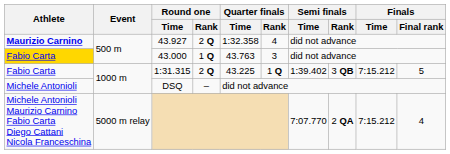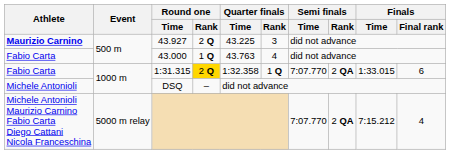(240, 42) 1:32.358 -> (240, 42) 43.225
(274, 42) 4 -> (274, 42) 3
(31, 56) gold background -> (31, 56) no background
(274, 56) 3 -> (274, 56) 4
(206, 71) no background -> (206, 71) gold background
(240, 71) 43.225 -> (240, 71) 1:32.358
(308, 71) 1:39.402 -> (308, 71) 7:07.770
(343, 71) 3 QB -> (343, 71) 2 QA
(377, 71) 7:15.212 -> (377, 71) 1:33.015
(421, 71) 5 -> (421, 71) 6
